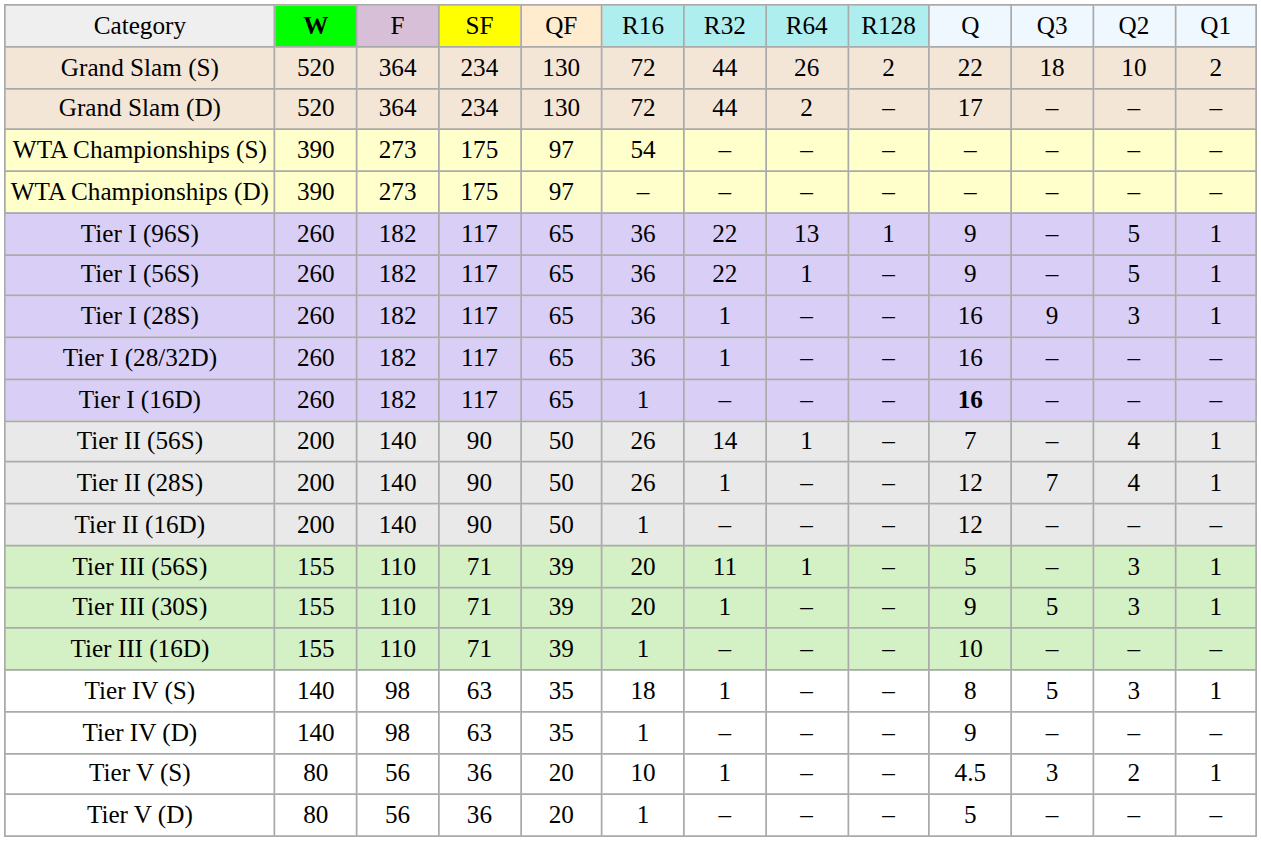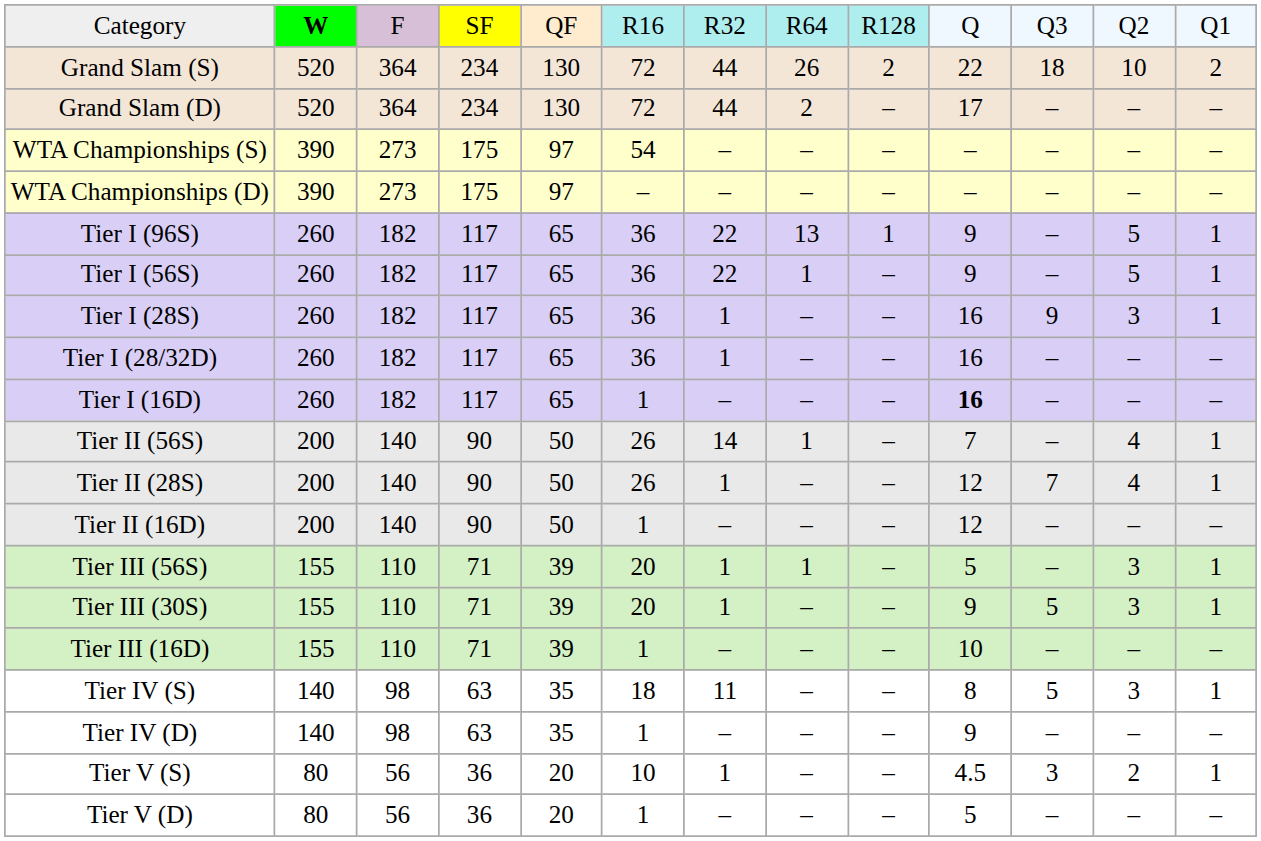(725, 565) 11 -> (725, 565) 1
(725, 690) 1 -> (725, 690) 11
